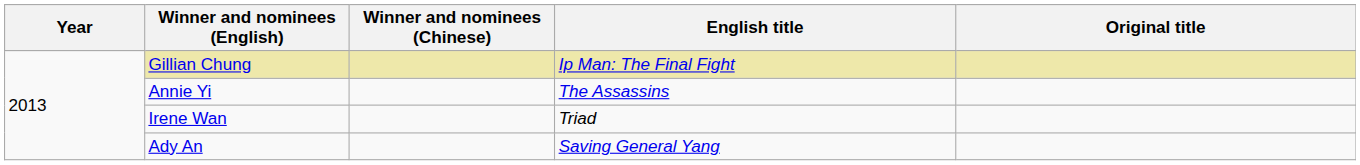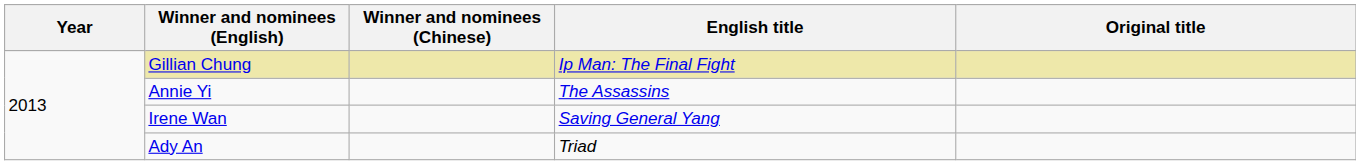(577, 118) Triad -> (639, 118) Saving General Yang
(639, 145) Saving General Yang -> (577, 145) Triad
